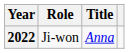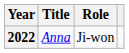columns swapped: (100, 15) <-> (60, 15)
